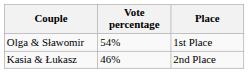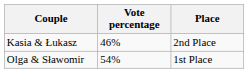rows swapped: (42, 59) <-> (46, 42)
